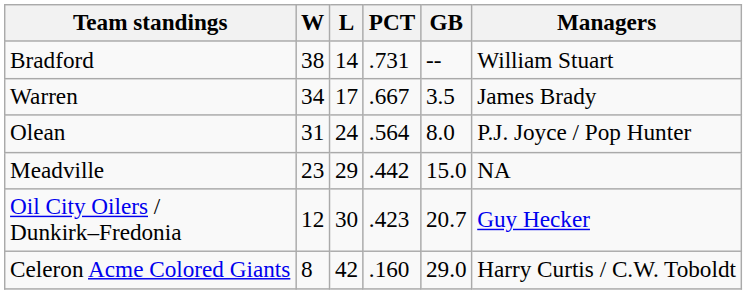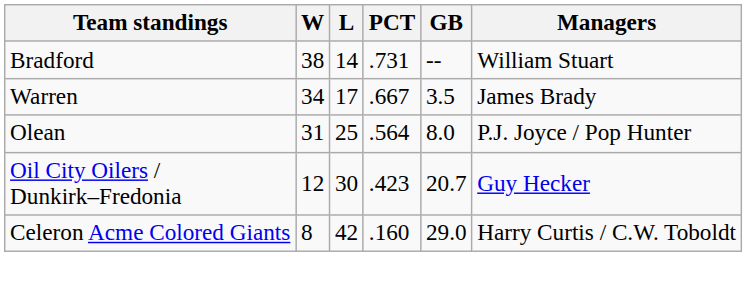(347, 133) 24 -> (347, 133) 25
- row: (57, 170)
